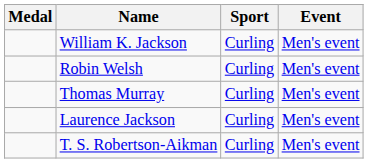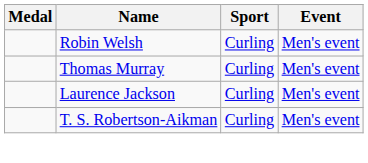- row: (123, 42)
